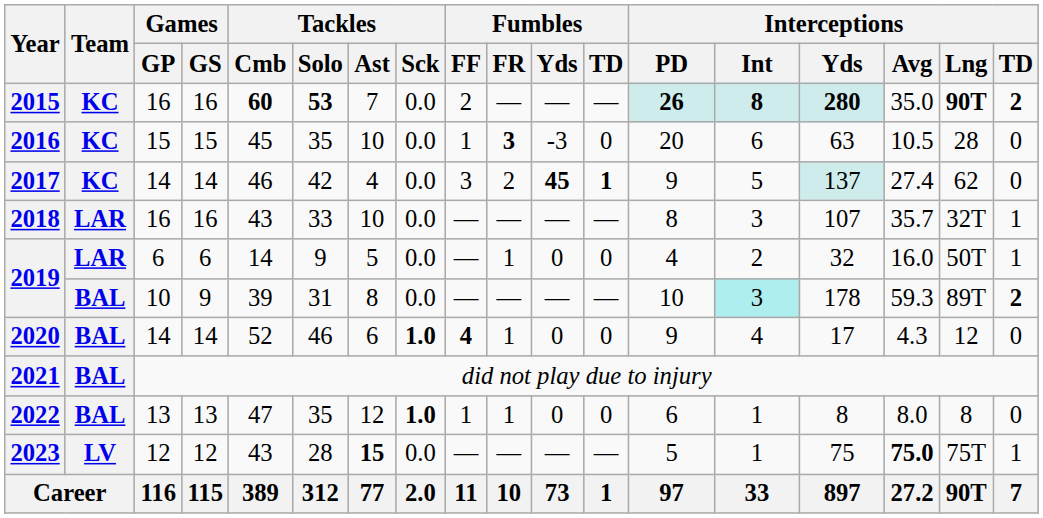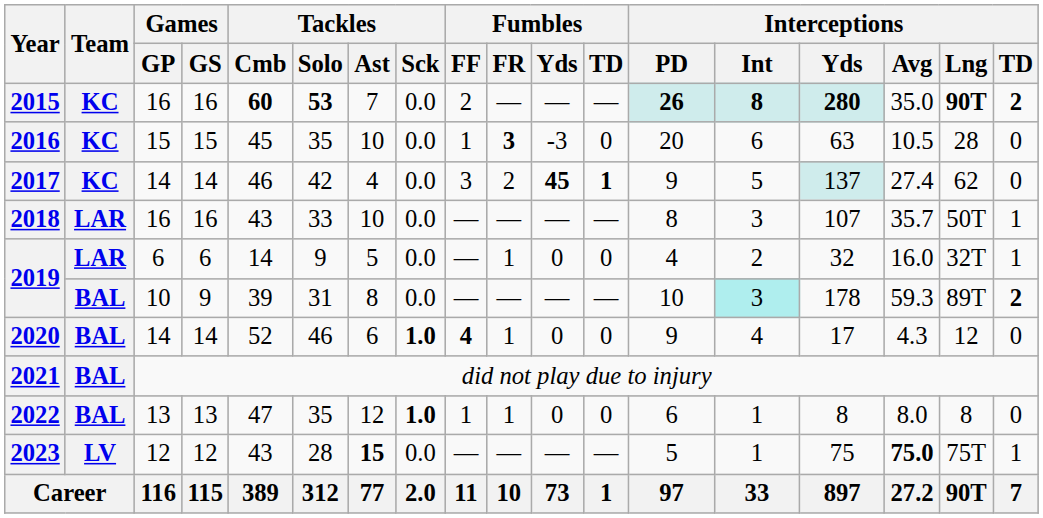(966, 219) 32T -> (966, 219) 50T
(966, 258) 50T -> (966, 258) 32T
